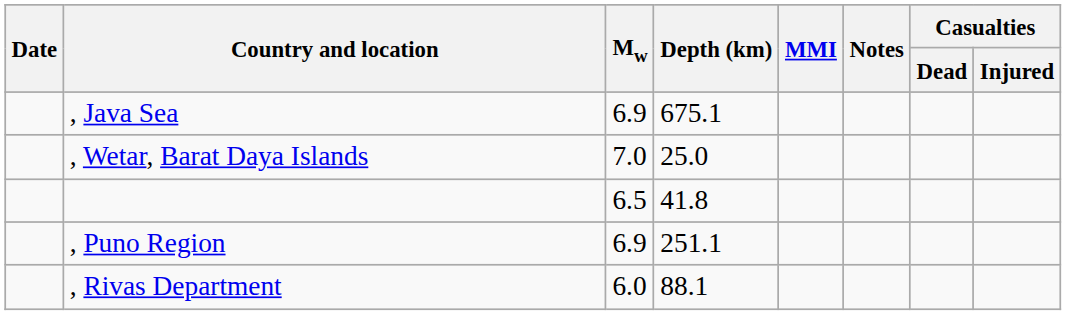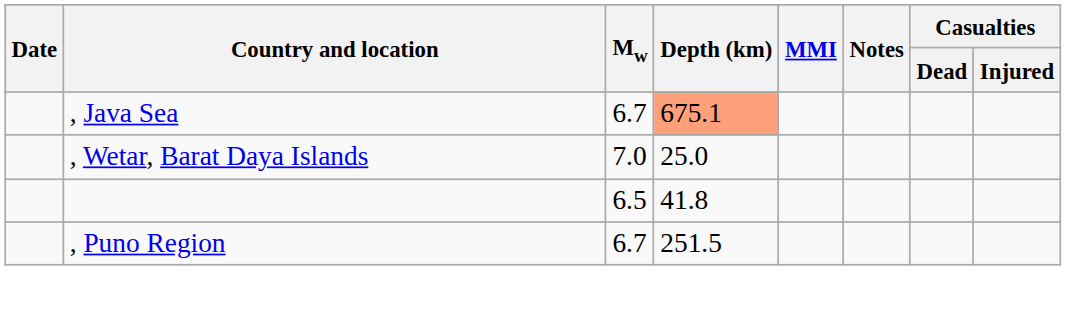(630, 112) 6.9 -> (630, 112) 6.7
(691, 112) no background -> (691, 112) lightsalmon background
(630, 243) 6.9 -> (630, 243) 6.7
(691, 243) 251.1 -> (691, 243) 251.5
- row: (176, 286)
